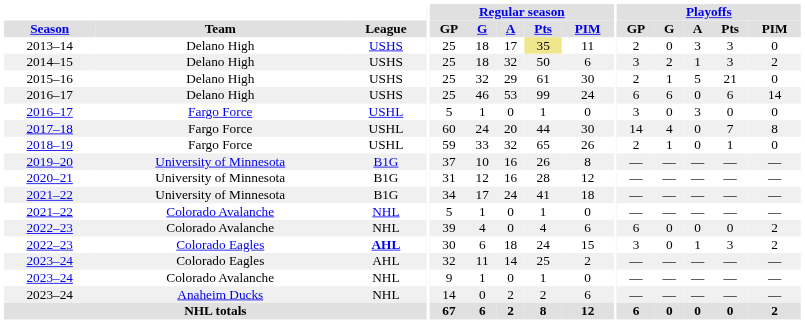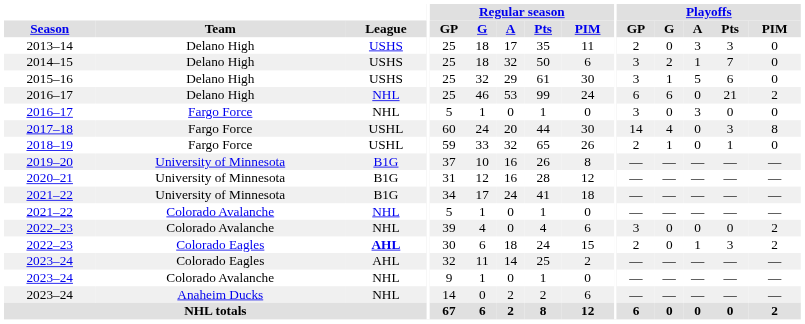(543, 45) khaki background -> (543, 45) no background
(730, 62) 3 -> (730, 62) 7
(775, 62) 2 -> (775, 62) 0
(636, 78) 2 -> (636, 78) 3
(730, 78) 21 -> (730, 78) 6
(386, 95) USHS -> (386, 95) NHL
(730, 95) 6 -> (730, 95) 21
(775, 95) 14 -> (775, 95) 2
(386, 111) USHL -> (386, 111) NHL
(730, 128) 7 -> (730, 128) 3
(636, 228) 6 -> (636, 228) 3
(636, 244) 3 -> (636, 244) 2
